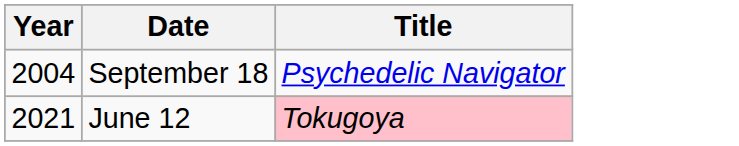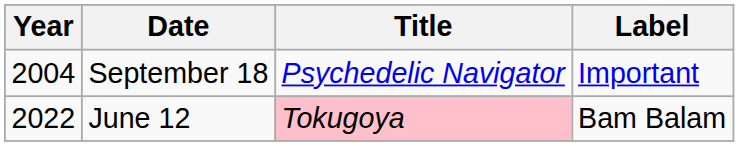+ column: (652, 27)
(43, 118) 2021 -> (43, 118) 2022
